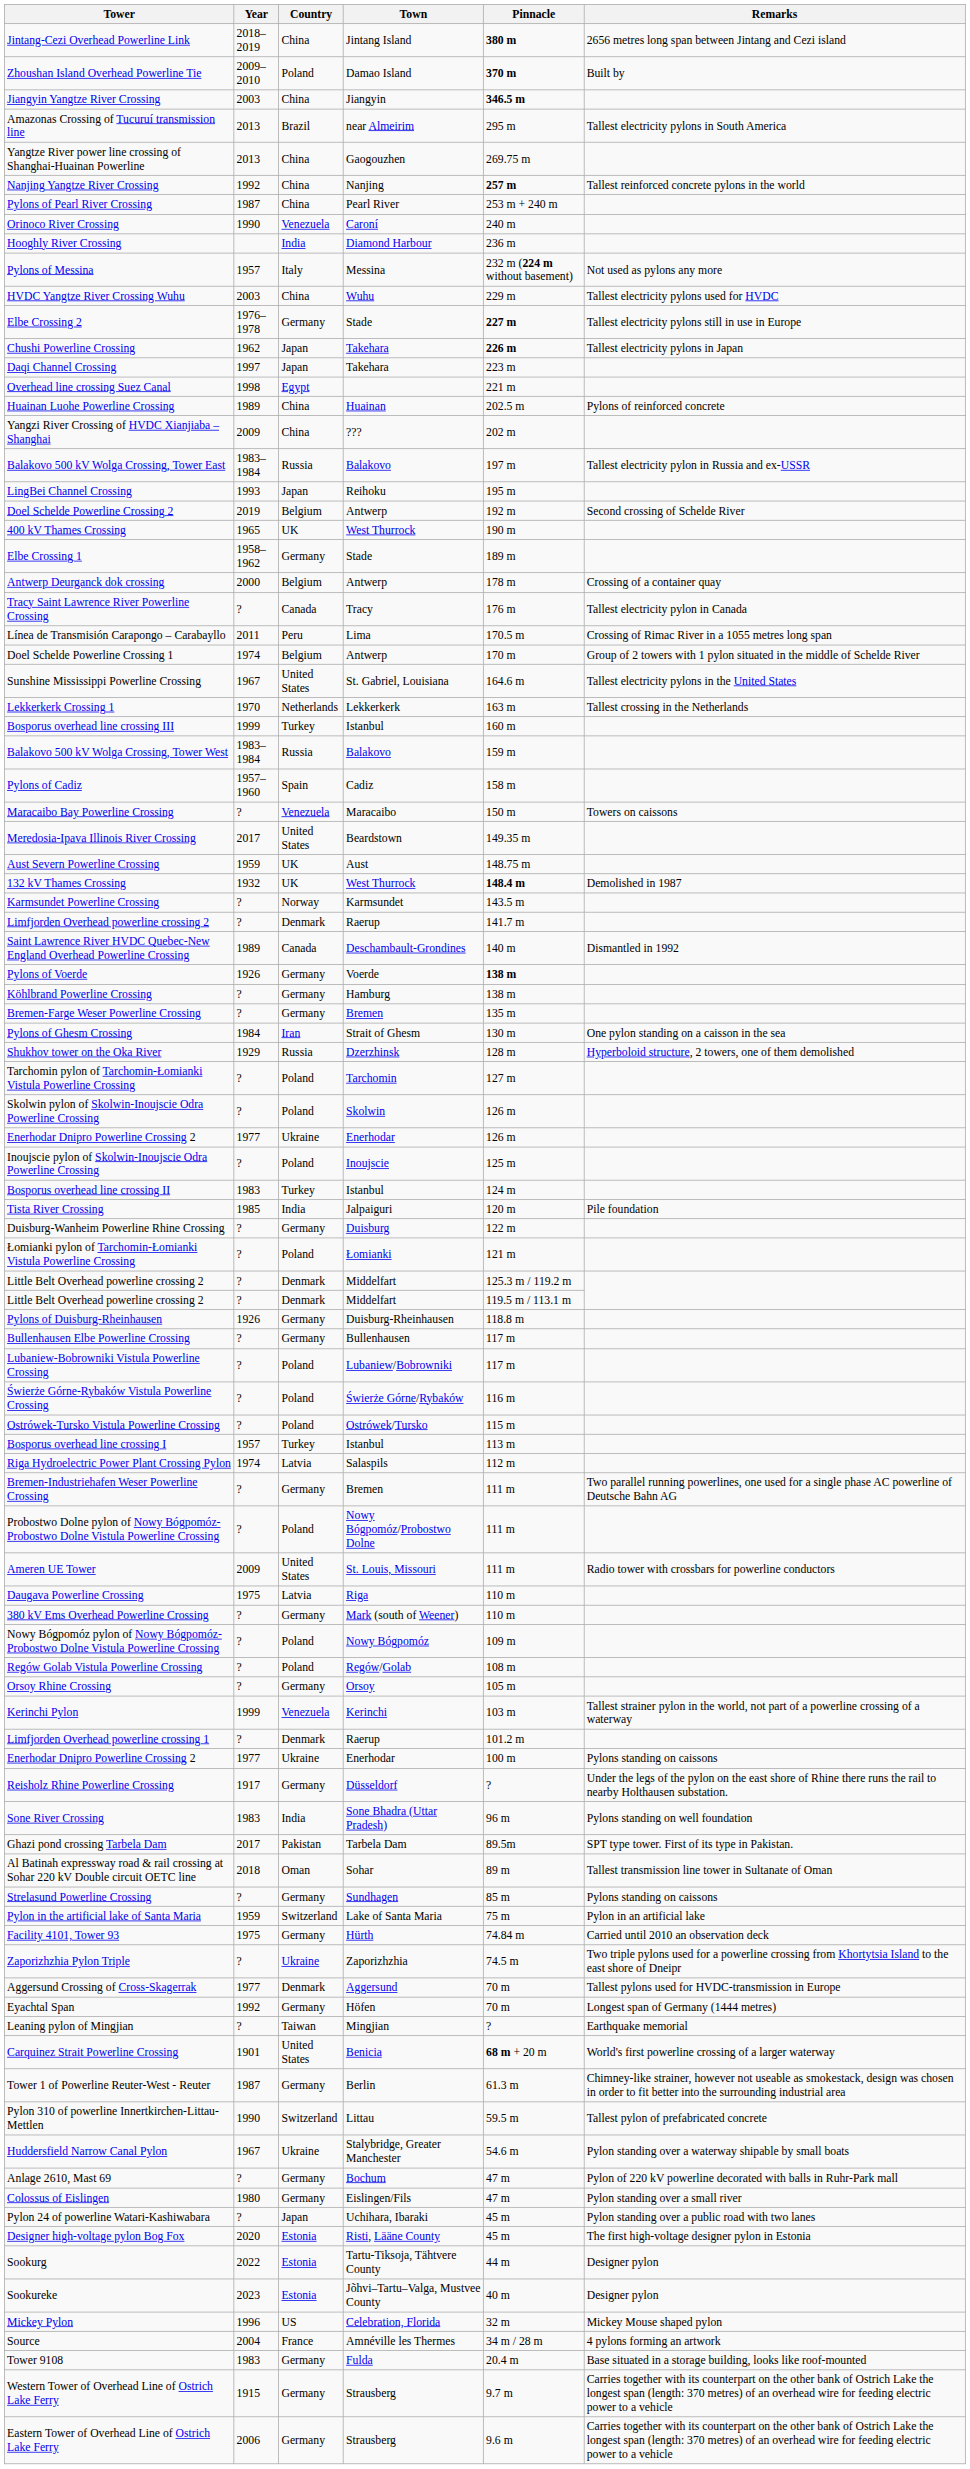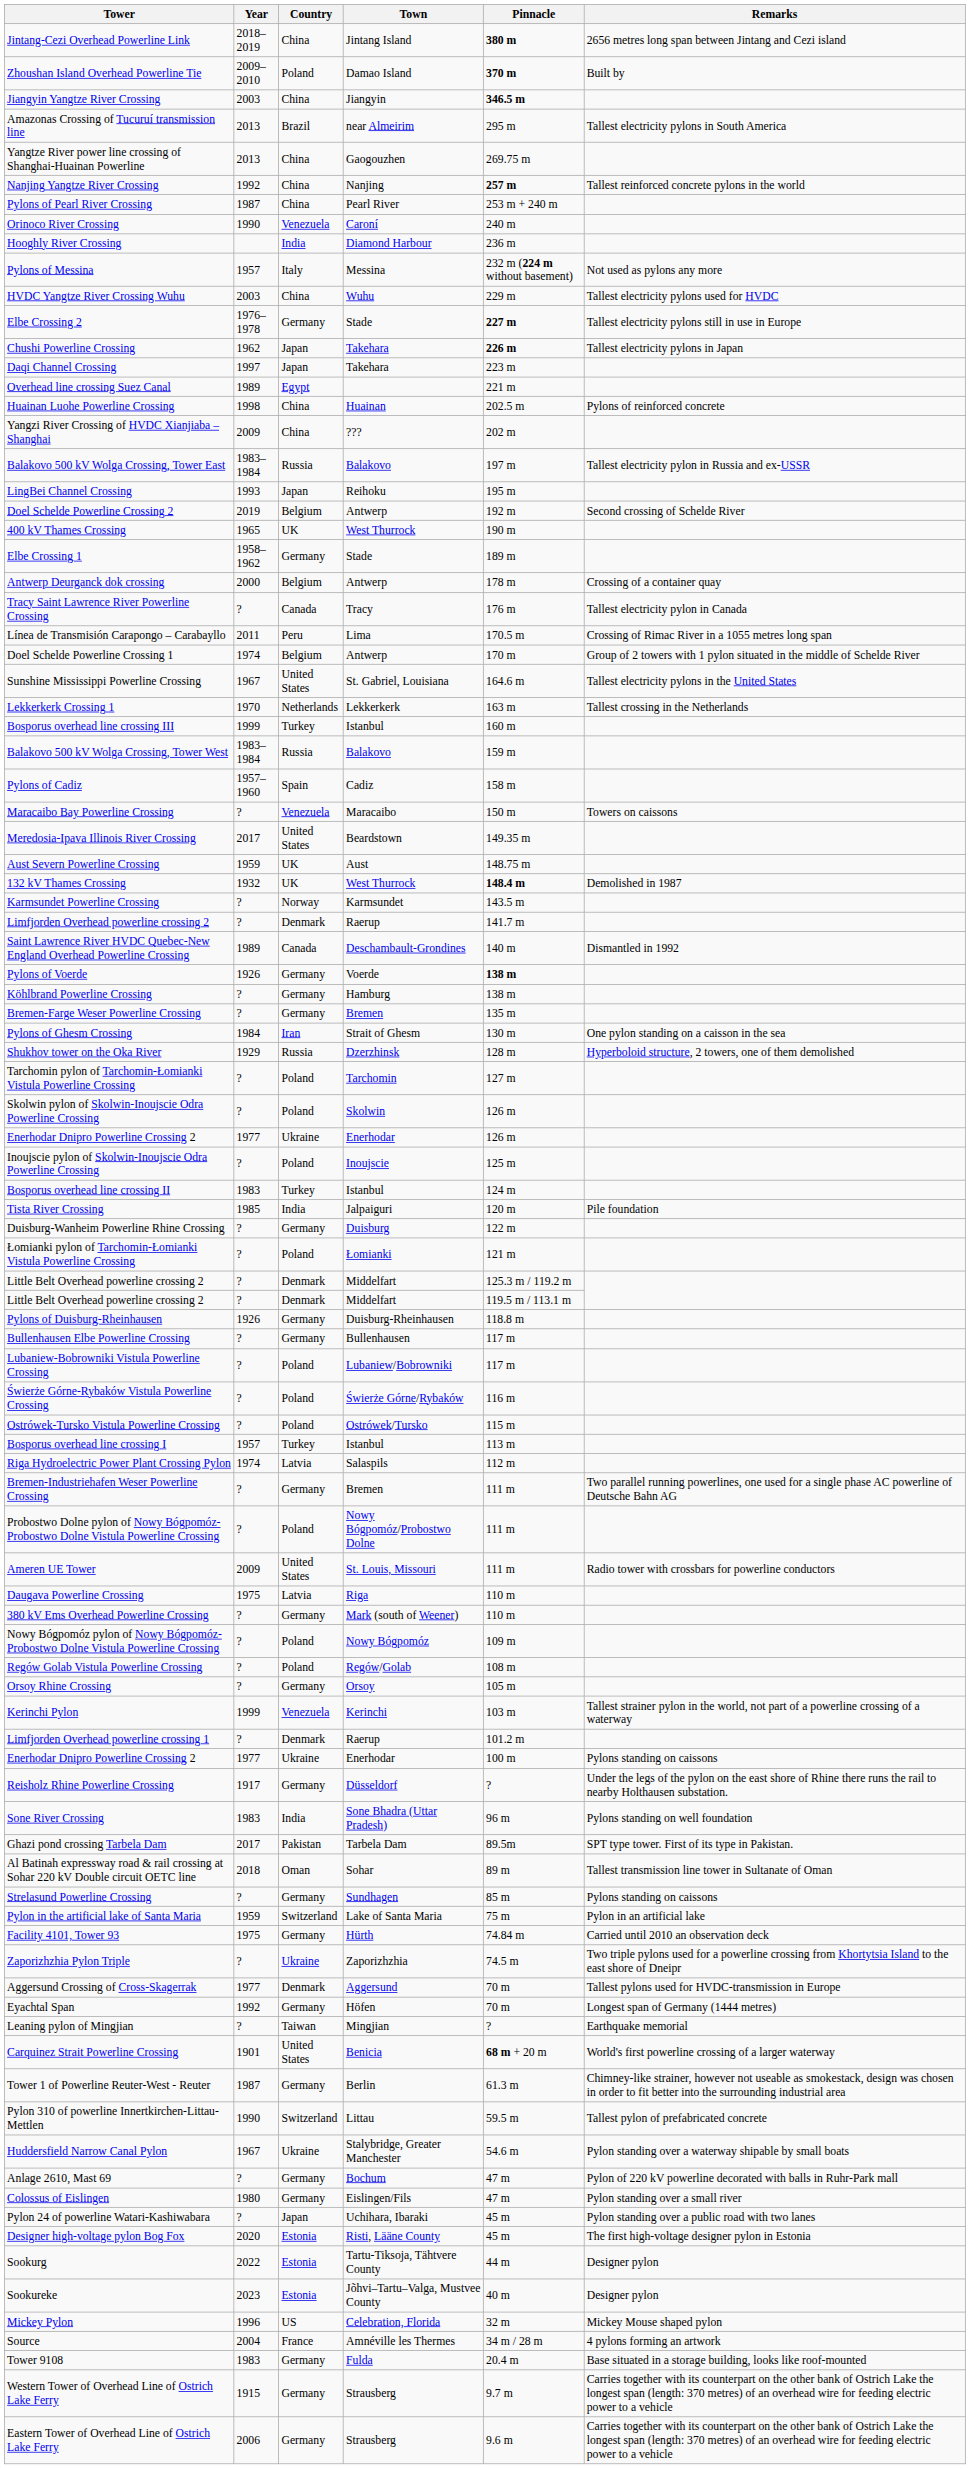(248, 386) 1998 -> (248, 386) 1989
(248, 406) 1989 -> (248, 406) 1998
